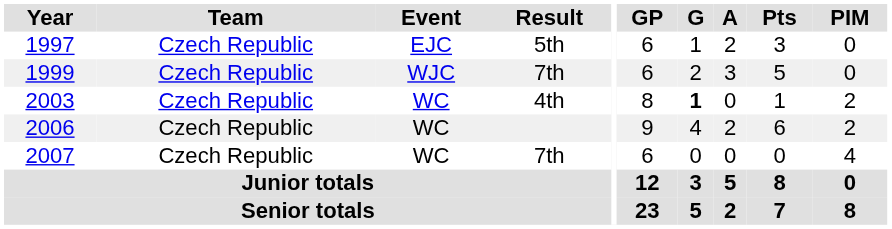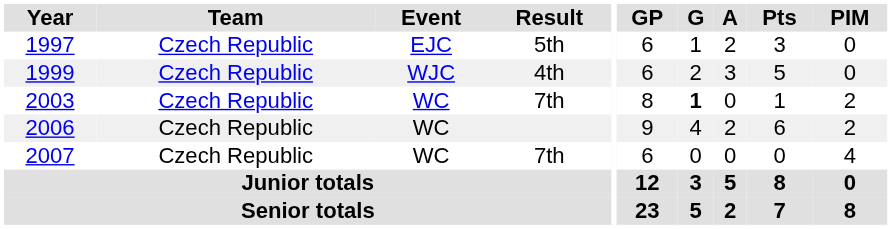(549, 72) 7th -> (549, 72) 4th
(549, 100) 4th -> (549, 100) 7th
